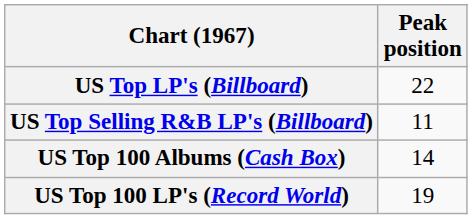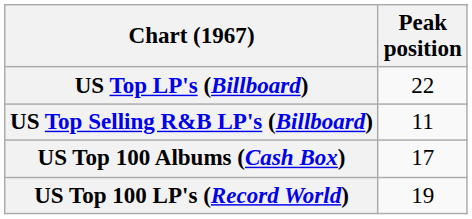(423, 158) 14 -> (423, 158) 17
